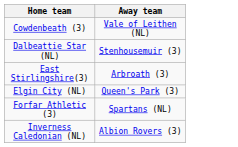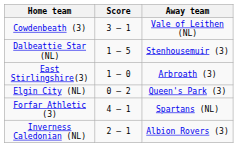+ column: (119, 11)
